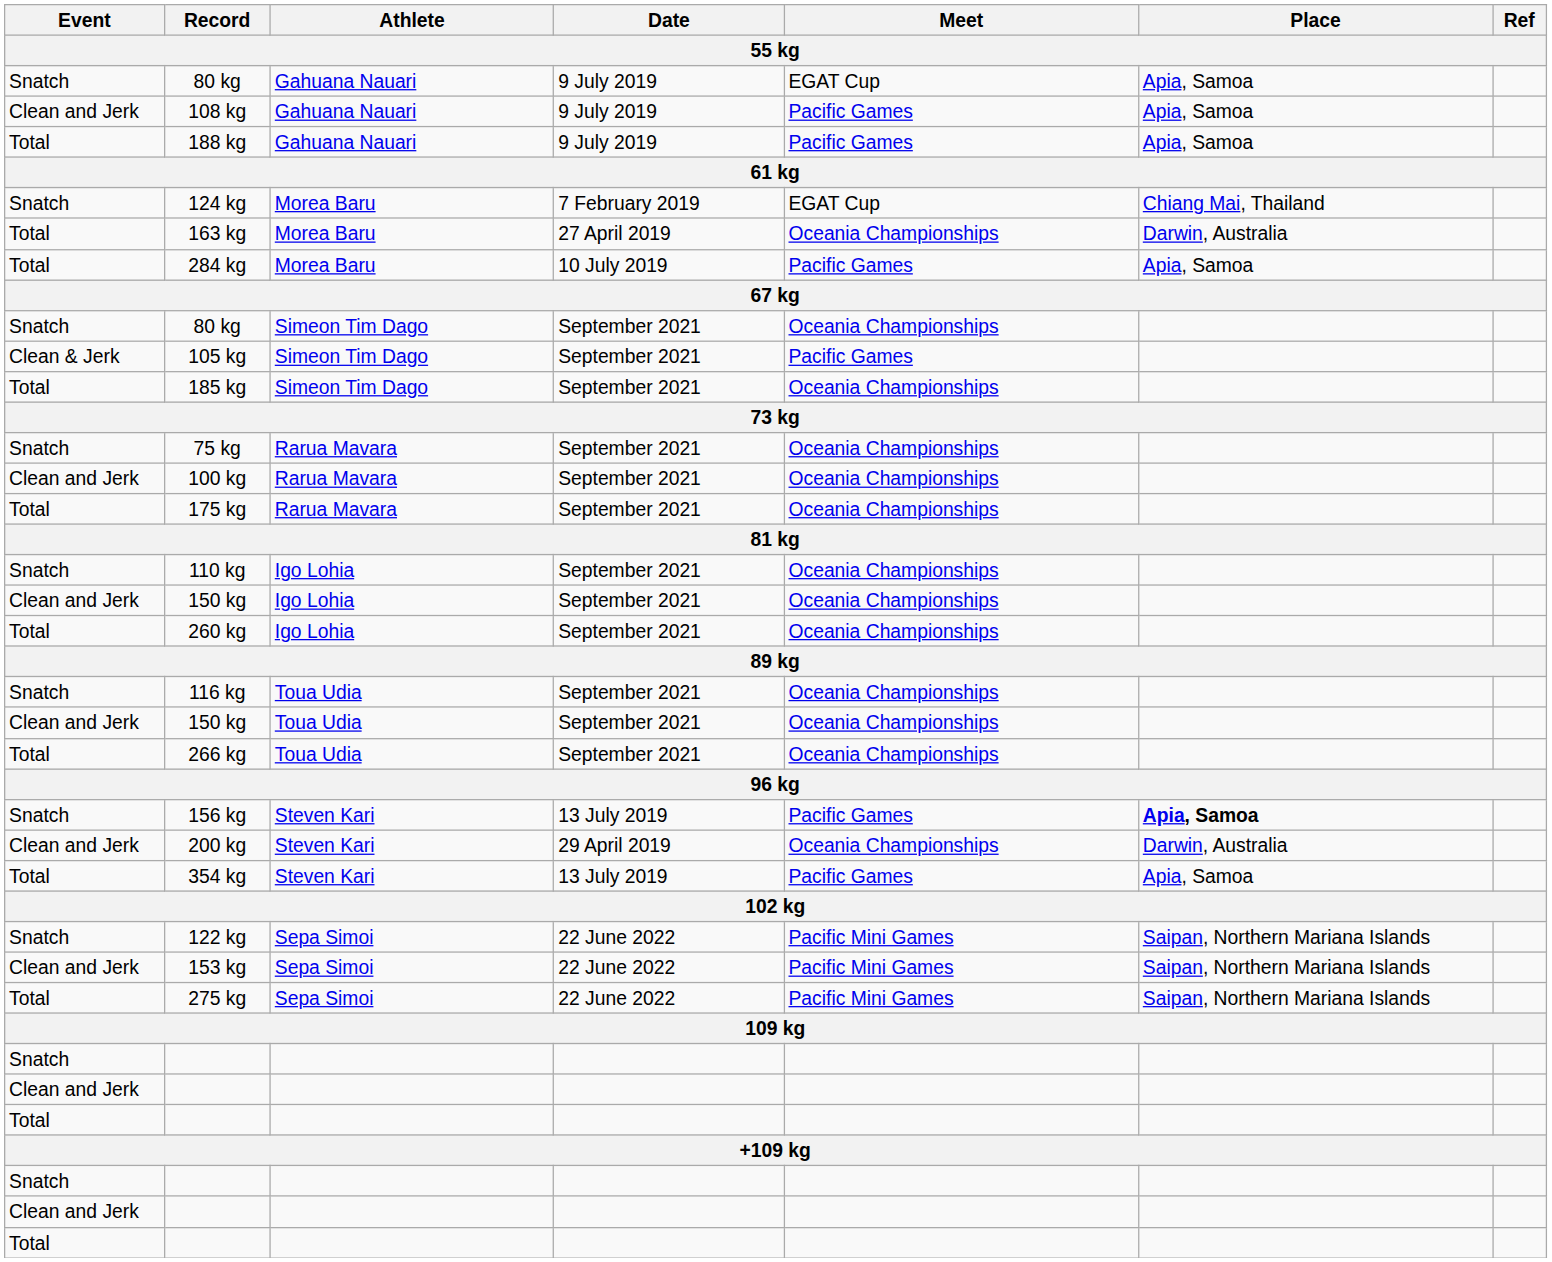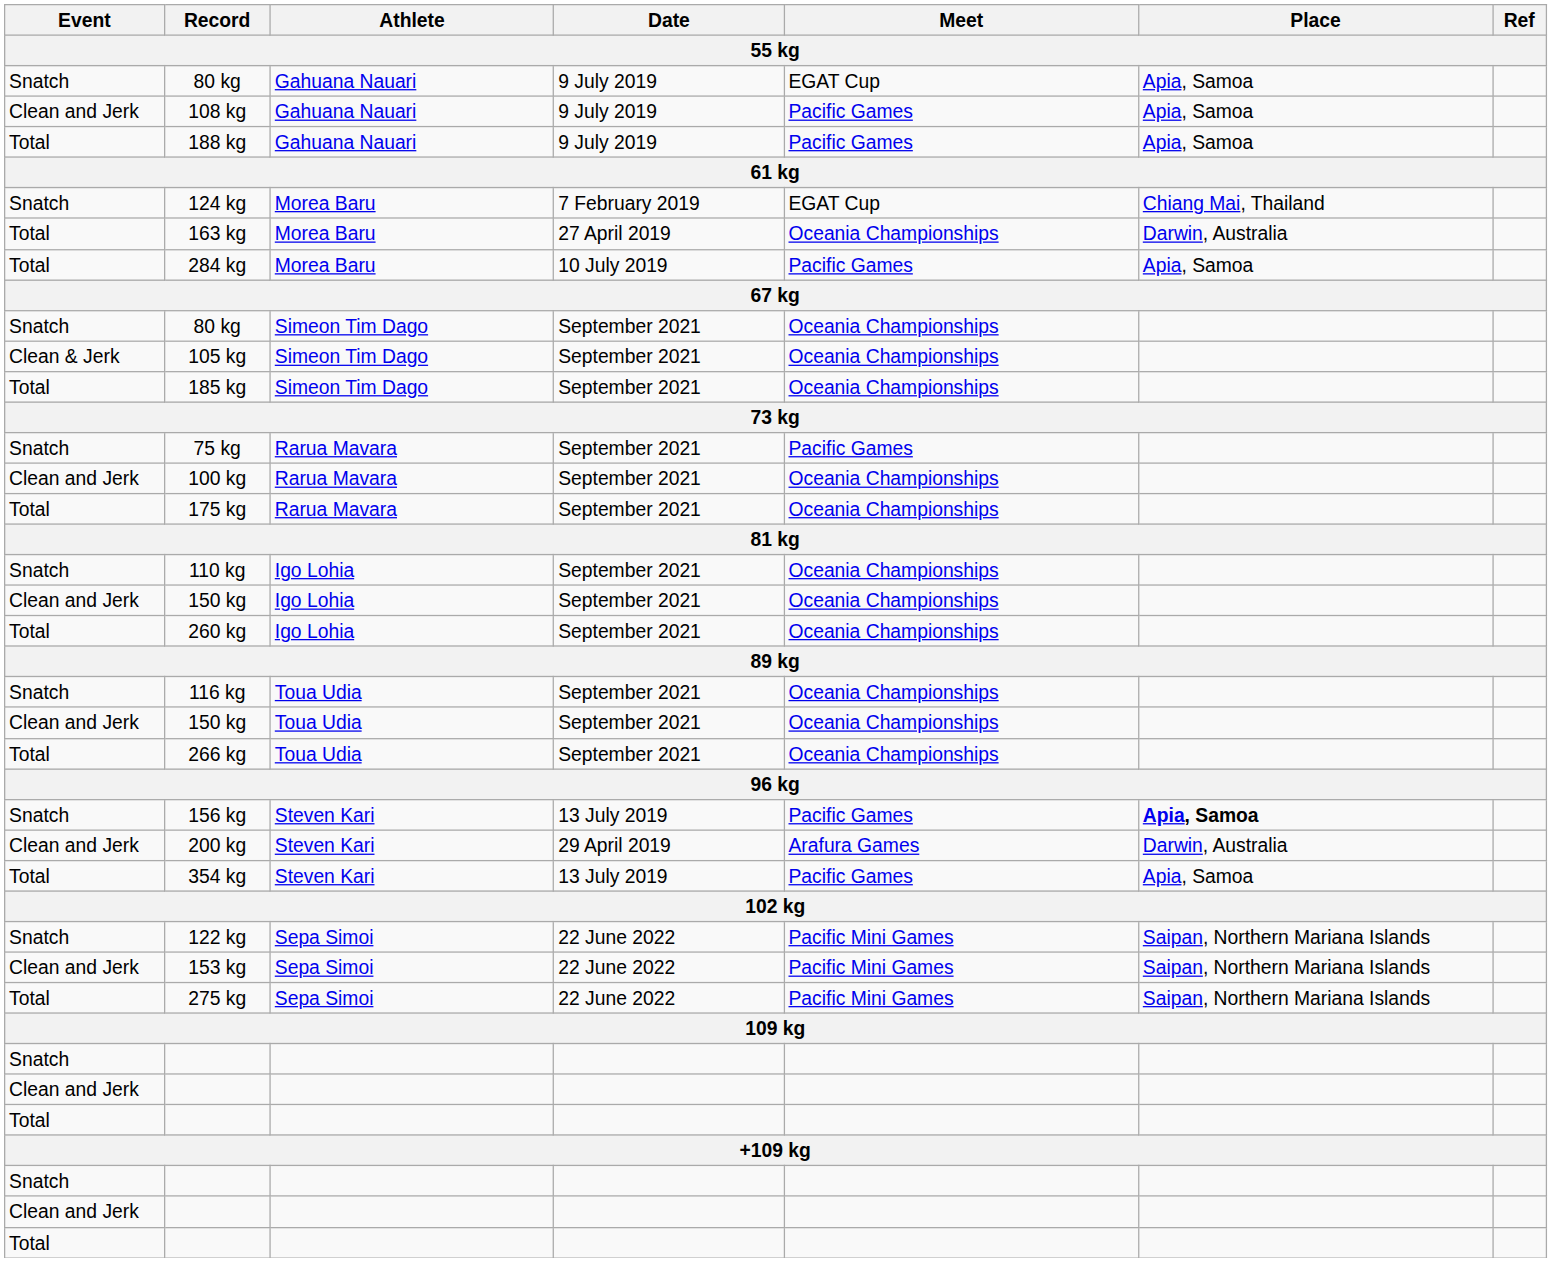(851, 356) Pacific Games -> (894, 356) Oceania Championships
(894, 448) Oceania Championships -> (851, 448) Pacific Games
(894, 845) Oceania Championships -> (854, 845) Arafura Games
